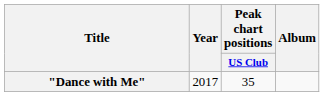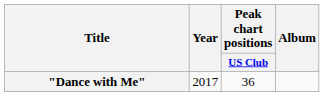(248, 81) 35 -> (248, 81) 36
